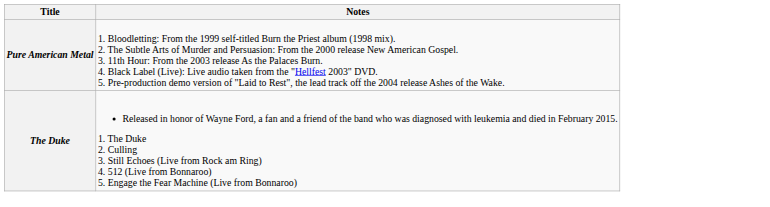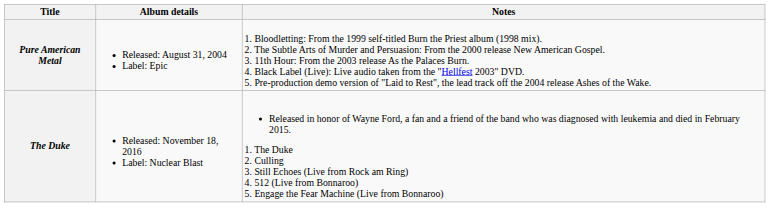+ column: (169, 12)
